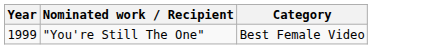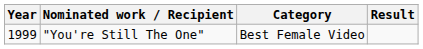+ column: (393, 14)
